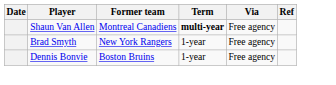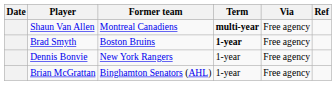(135, 42) New York Rangers -> (127, 42) Boston Bruins
(193, 42) normal -> (229, 42) bold
(127, 57) Boston Bruins -> (136, 57) New York Rangers
+ row: (63, 73)
